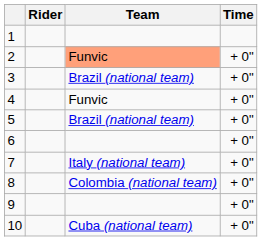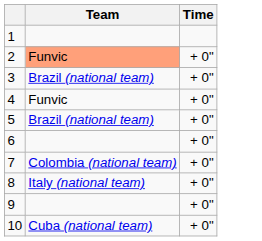- column: (45, 15)
(127, 162) Italy (national team) -> (103, 162) Colombia (national team)
(143, 183) Colombia (national team) -> (87, 183) Italy (national team)
